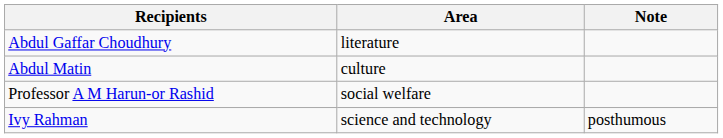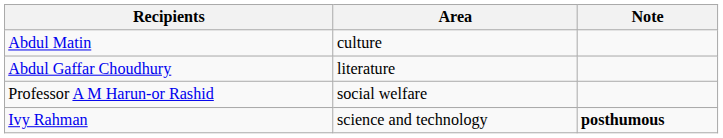rows swapped: (90, 42) <-> (50, 68)
(627, 119) normal -> (623, 119) bold
